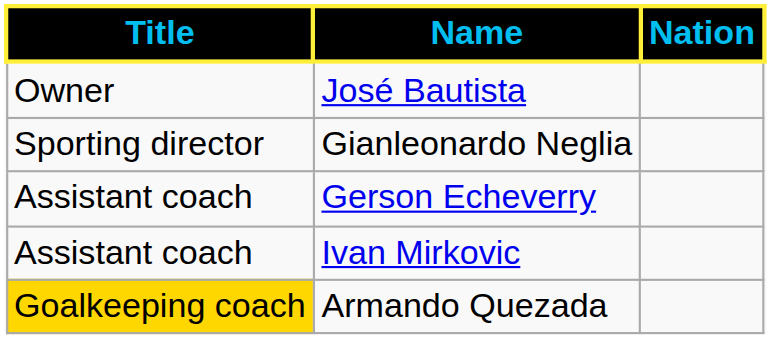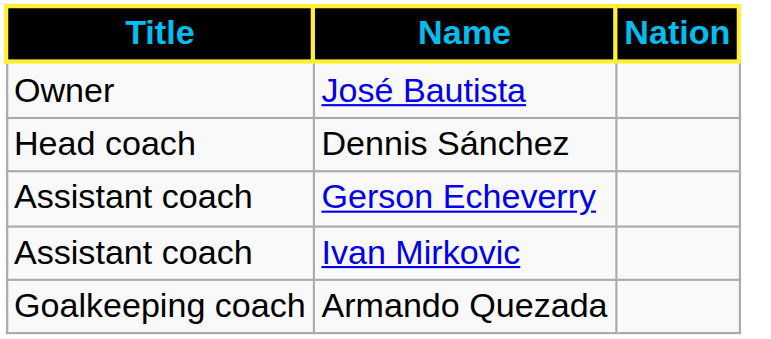- row: (477, 143)
+ row: (446, 143)
(160, 306) gold background -> (160, 306) no background
